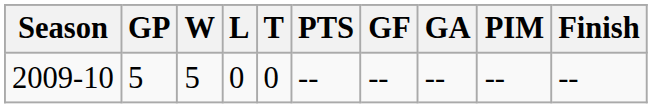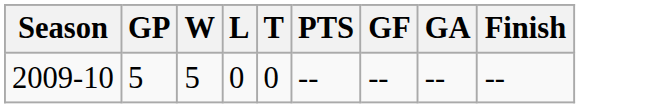- column: (514, 28)
